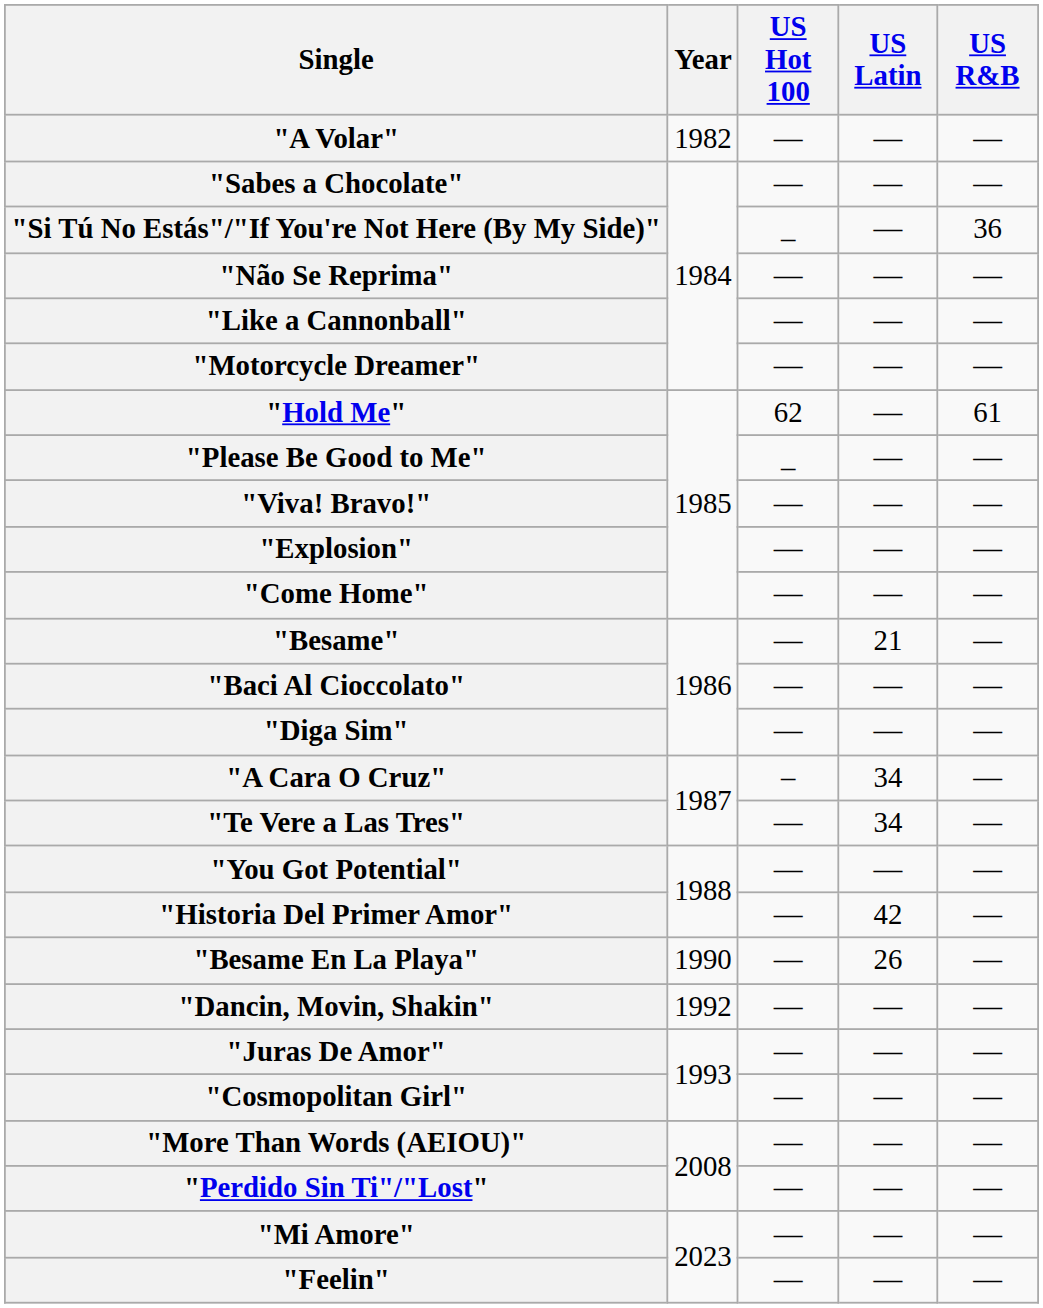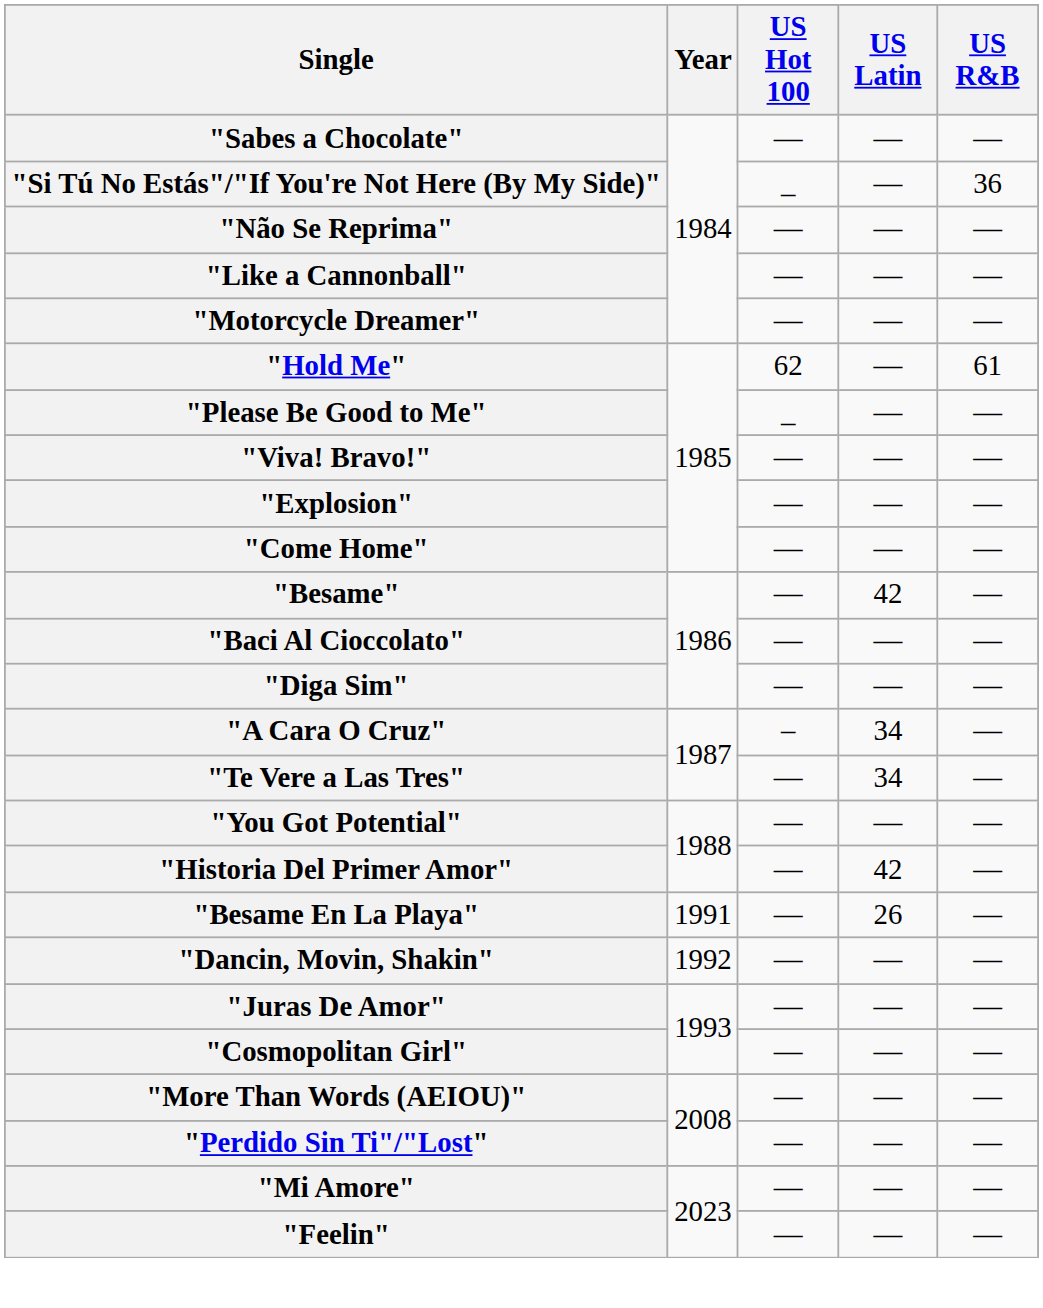- row: (336, 137)
(888, 640) 21 -> (888, 594) 42
(703, 959) 1990 -> (703, 914) 1991
